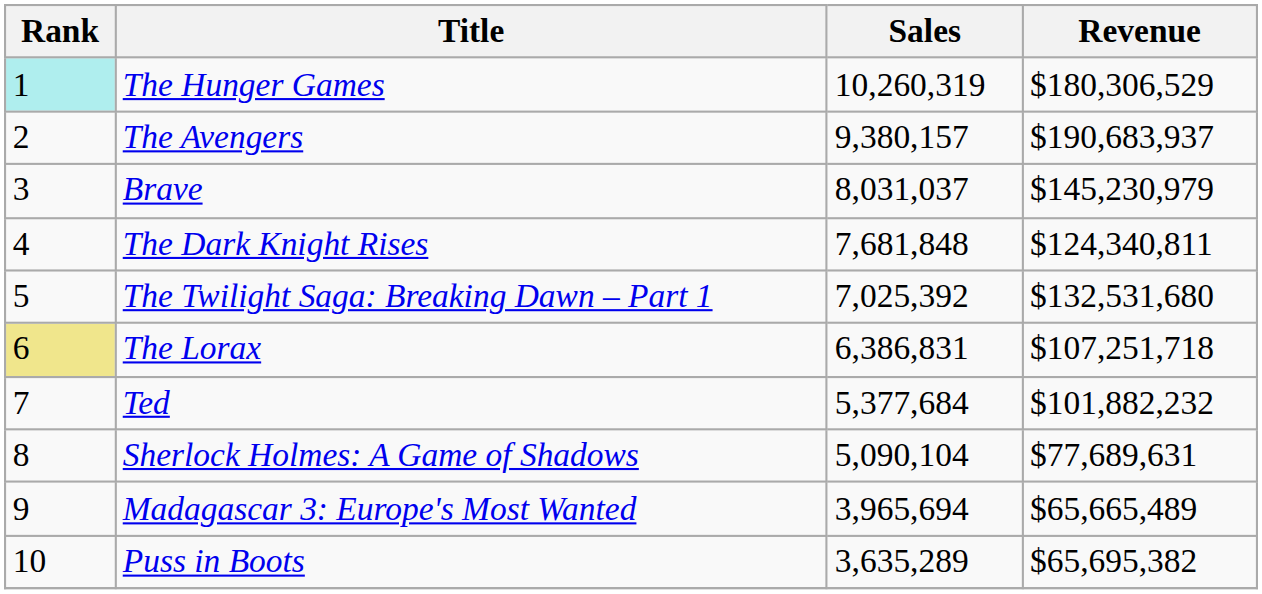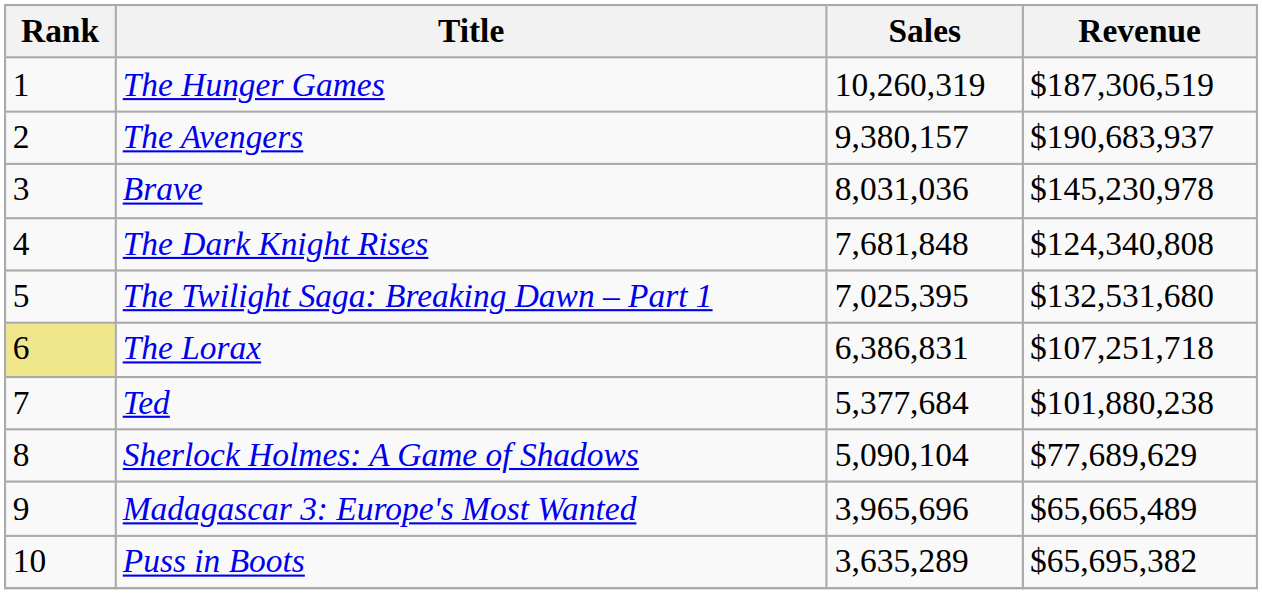(21, 84) paleturquoise background -> (21, 84) no background
(1122, 84) $180,306,529 -> (1122, 84) $187,306,519
(902, 190) 8,031,037 -> (902, 190) 8,031,036
(1122, 190) $145,230,979 -> (1122, 190) $145,230,978
(1121, 243) $124,340,811 -> (1122, 243) $124,340,808
(902, 296) 7,025,392 -> (902, 296) 7,025,395
(1122, 402) $101,882,232 -> (1122, 402) $101,880,238
(1114, 455) $77,689,631 -> (1114, 455) $77,689,629
(902, 508) 3,965,694 -> (902, 508) 3,965,696
